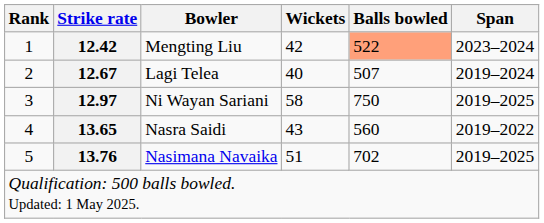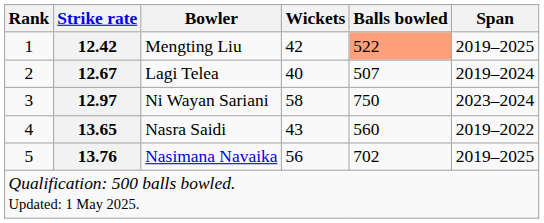(495, 45) 2023–2024 -> (495, 45) 2019–2025
(495, 101) 2019–2025 -> (495, 101) 2023–2024
(294, 156) 51 -> (294, 156) 56
